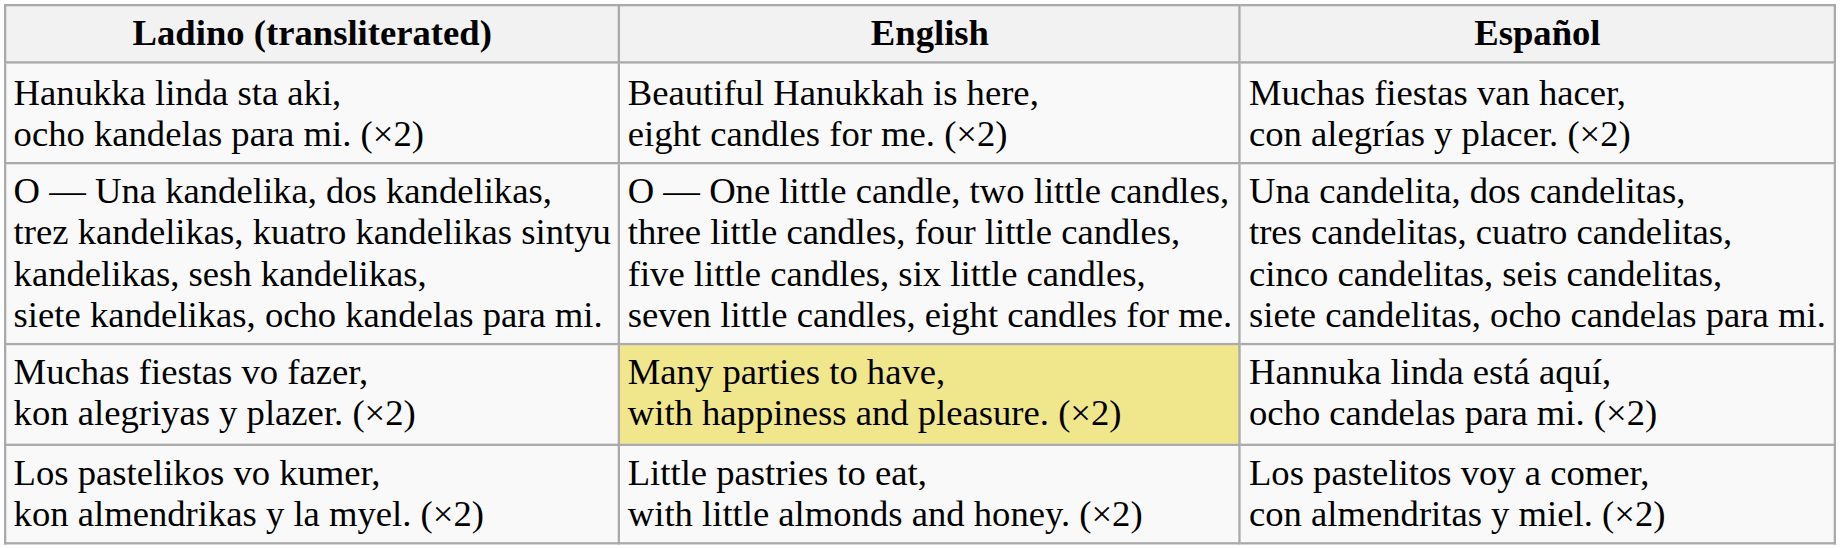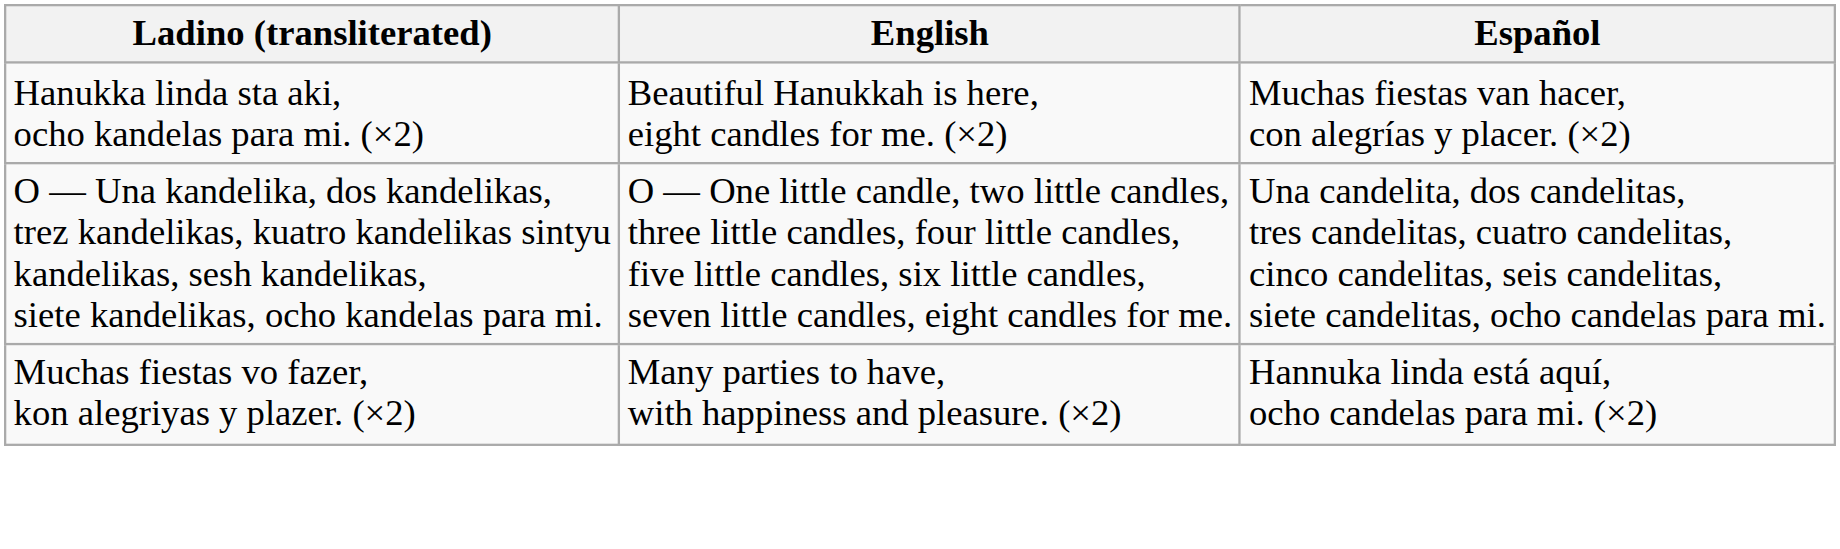(875, 393) khaki background -> (875, 393) no background
- row: (249, 492)
